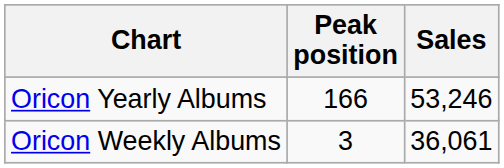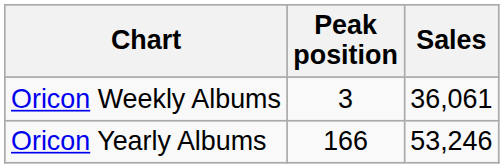rows swapped: (146, 141) <-> (139, 98)
